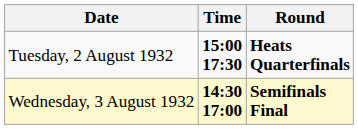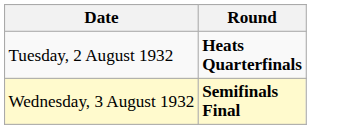- column: (222, 18)
